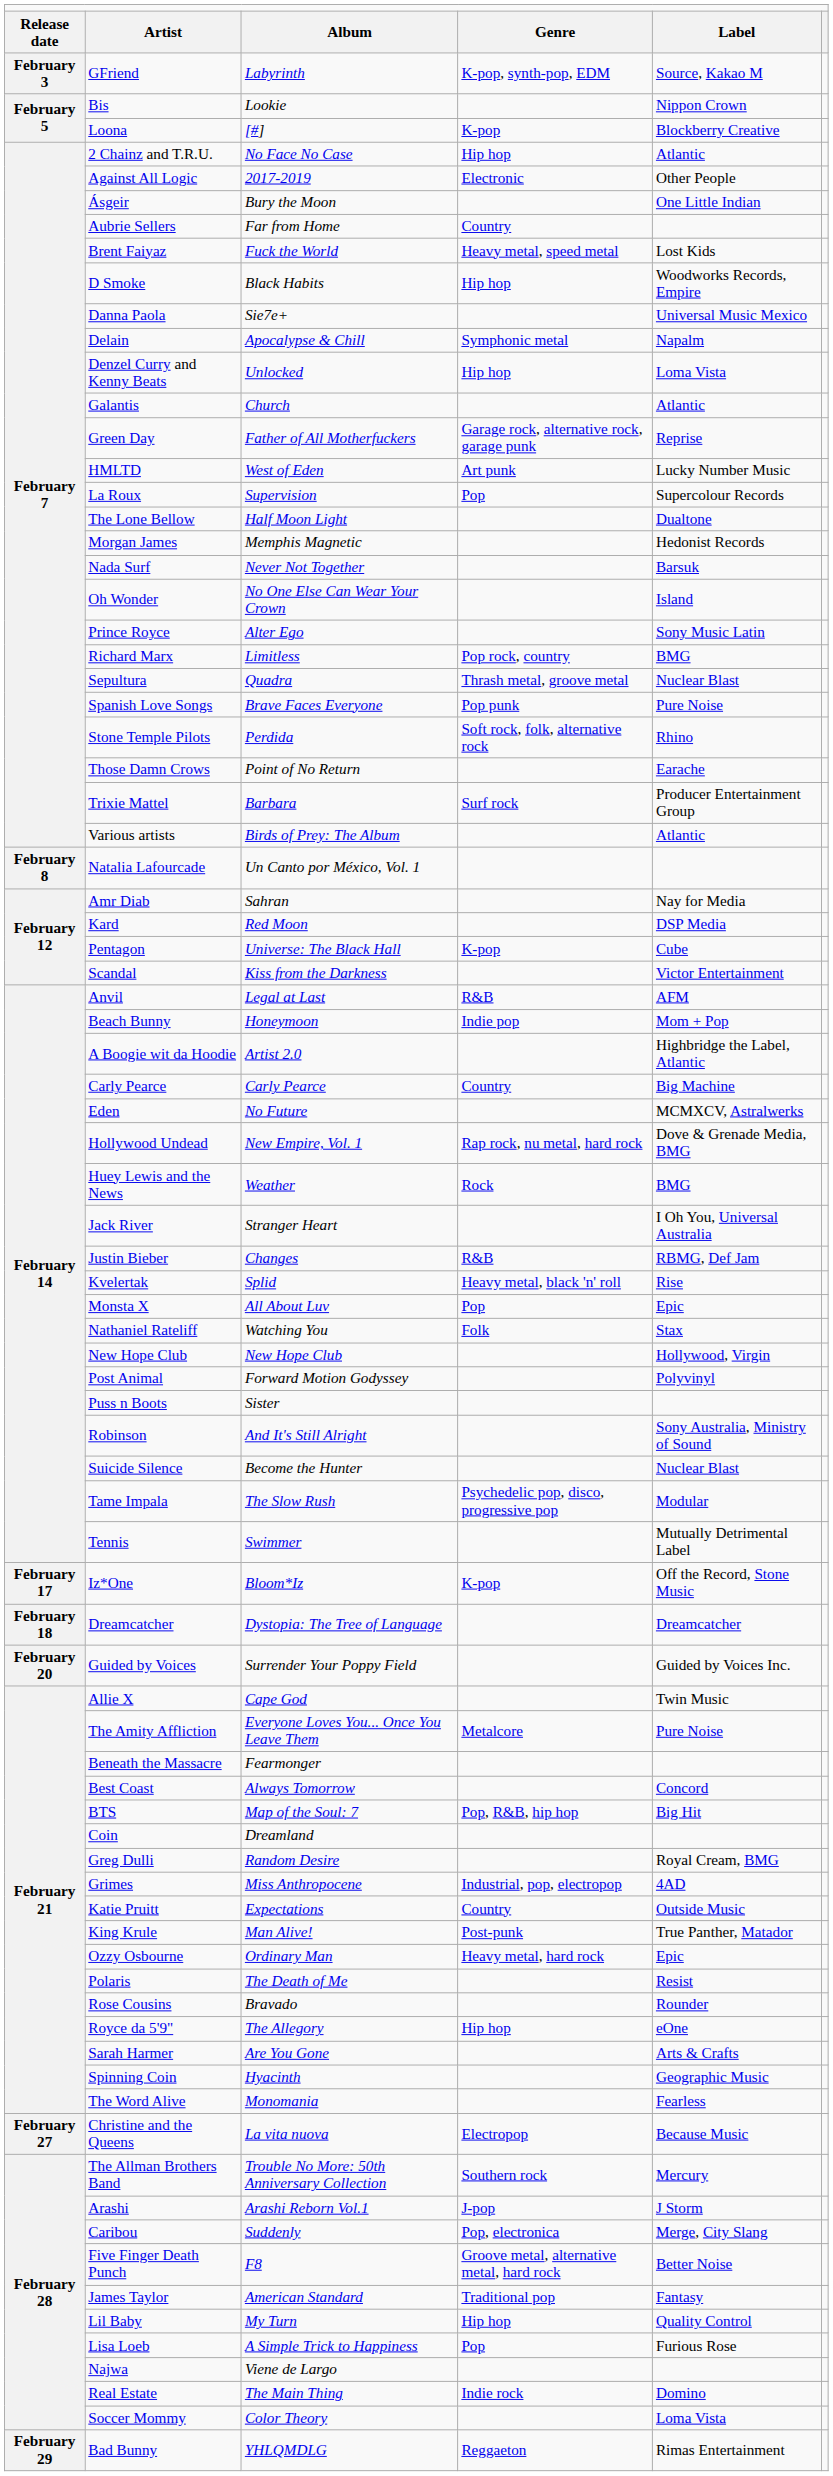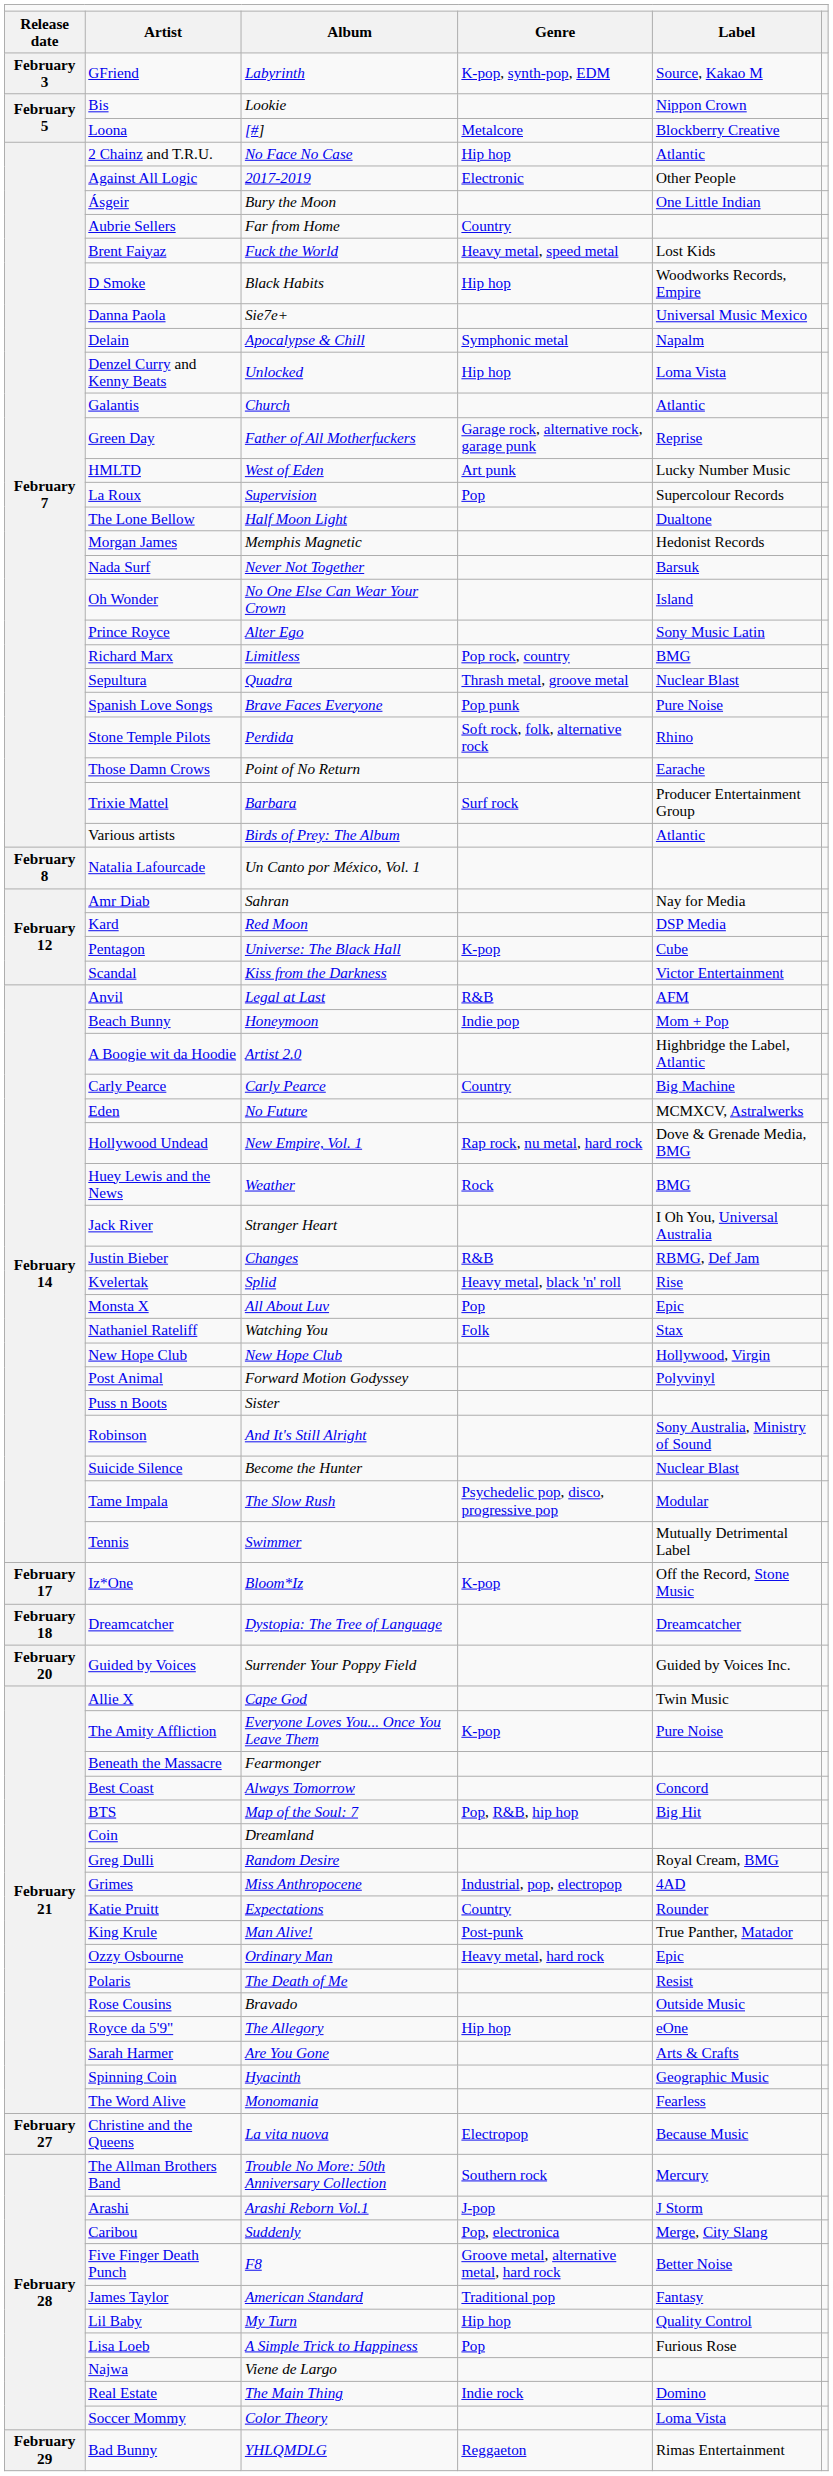(481, 130) K-pop -> (492, 130) Metalcore
(492, 1731) Metalcore -> (481, 1731) K-pop
(700, 1908) Outside Music -> (682, 1908) Rounder
(682, 2004) Rounder -> (700, 2004) Outside Music
